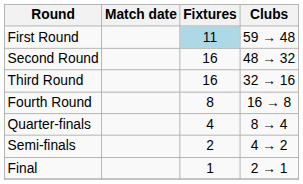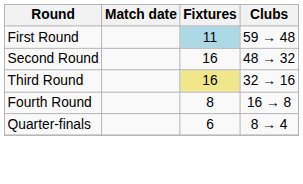(210, 80) no background -> (210, 80) khaki background
(210, 124) 4 -> (210, 124) 6
- row: (42, 146)
- row: (23, 168)
